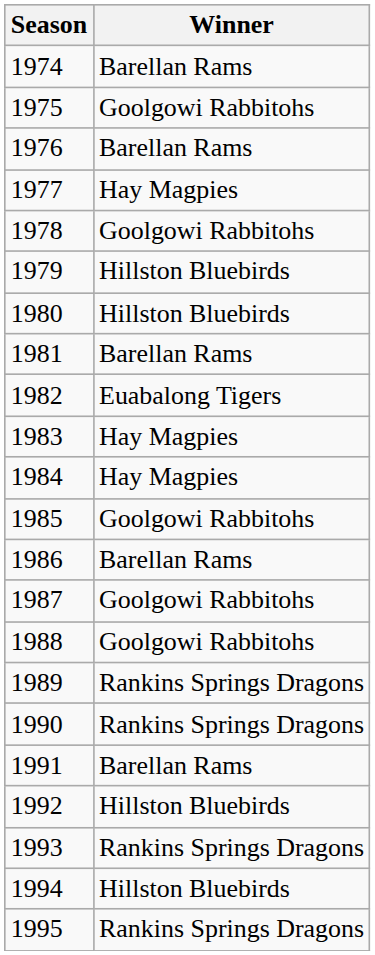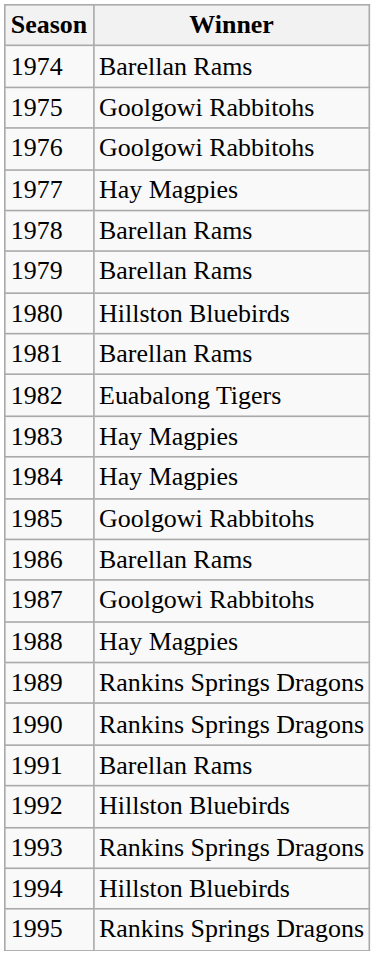(176, 148) Barellan Rams -> (207, 148) Goolgowi Rabbitohs
(207, 230) Goolgowi Rabbitohs -> (176, 230) Barellan Rams
(194, 271) Hillston Bluebirds -> (176, 271) Barellan Rams
(207, 641) Goolgowi Rabbitohs -> (169, 641) Hay Magpies
